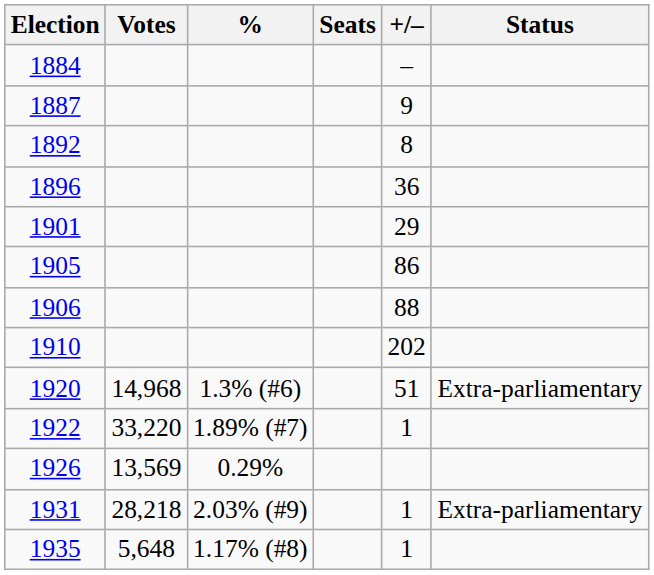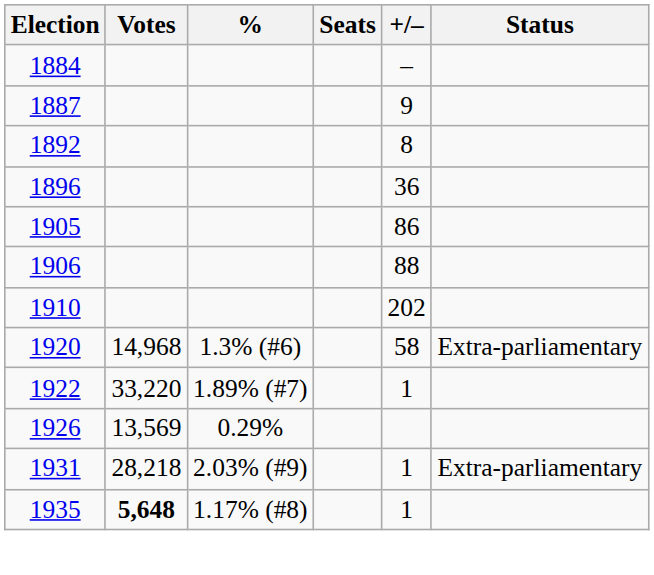- row: (55, 226)
(407, 387) 51 -> (407, 347) 58
(146, 549) normal -> (146, 508) bold
